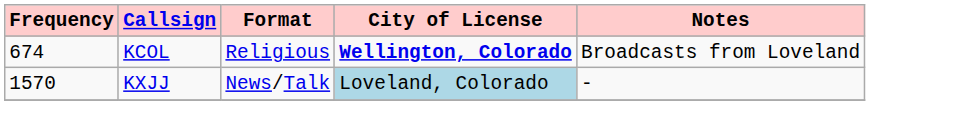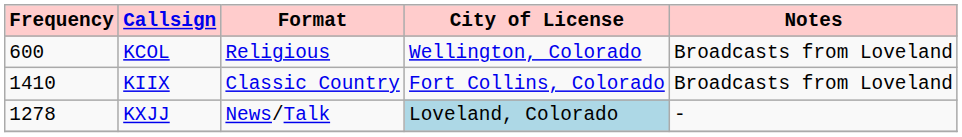(27, 52) 674 -> (27, 52) 600
(456, 52) bold -> (525, 52) normal
+ row: (146, 84)
(33, 84) 1570 -> (33, 115) 1278
